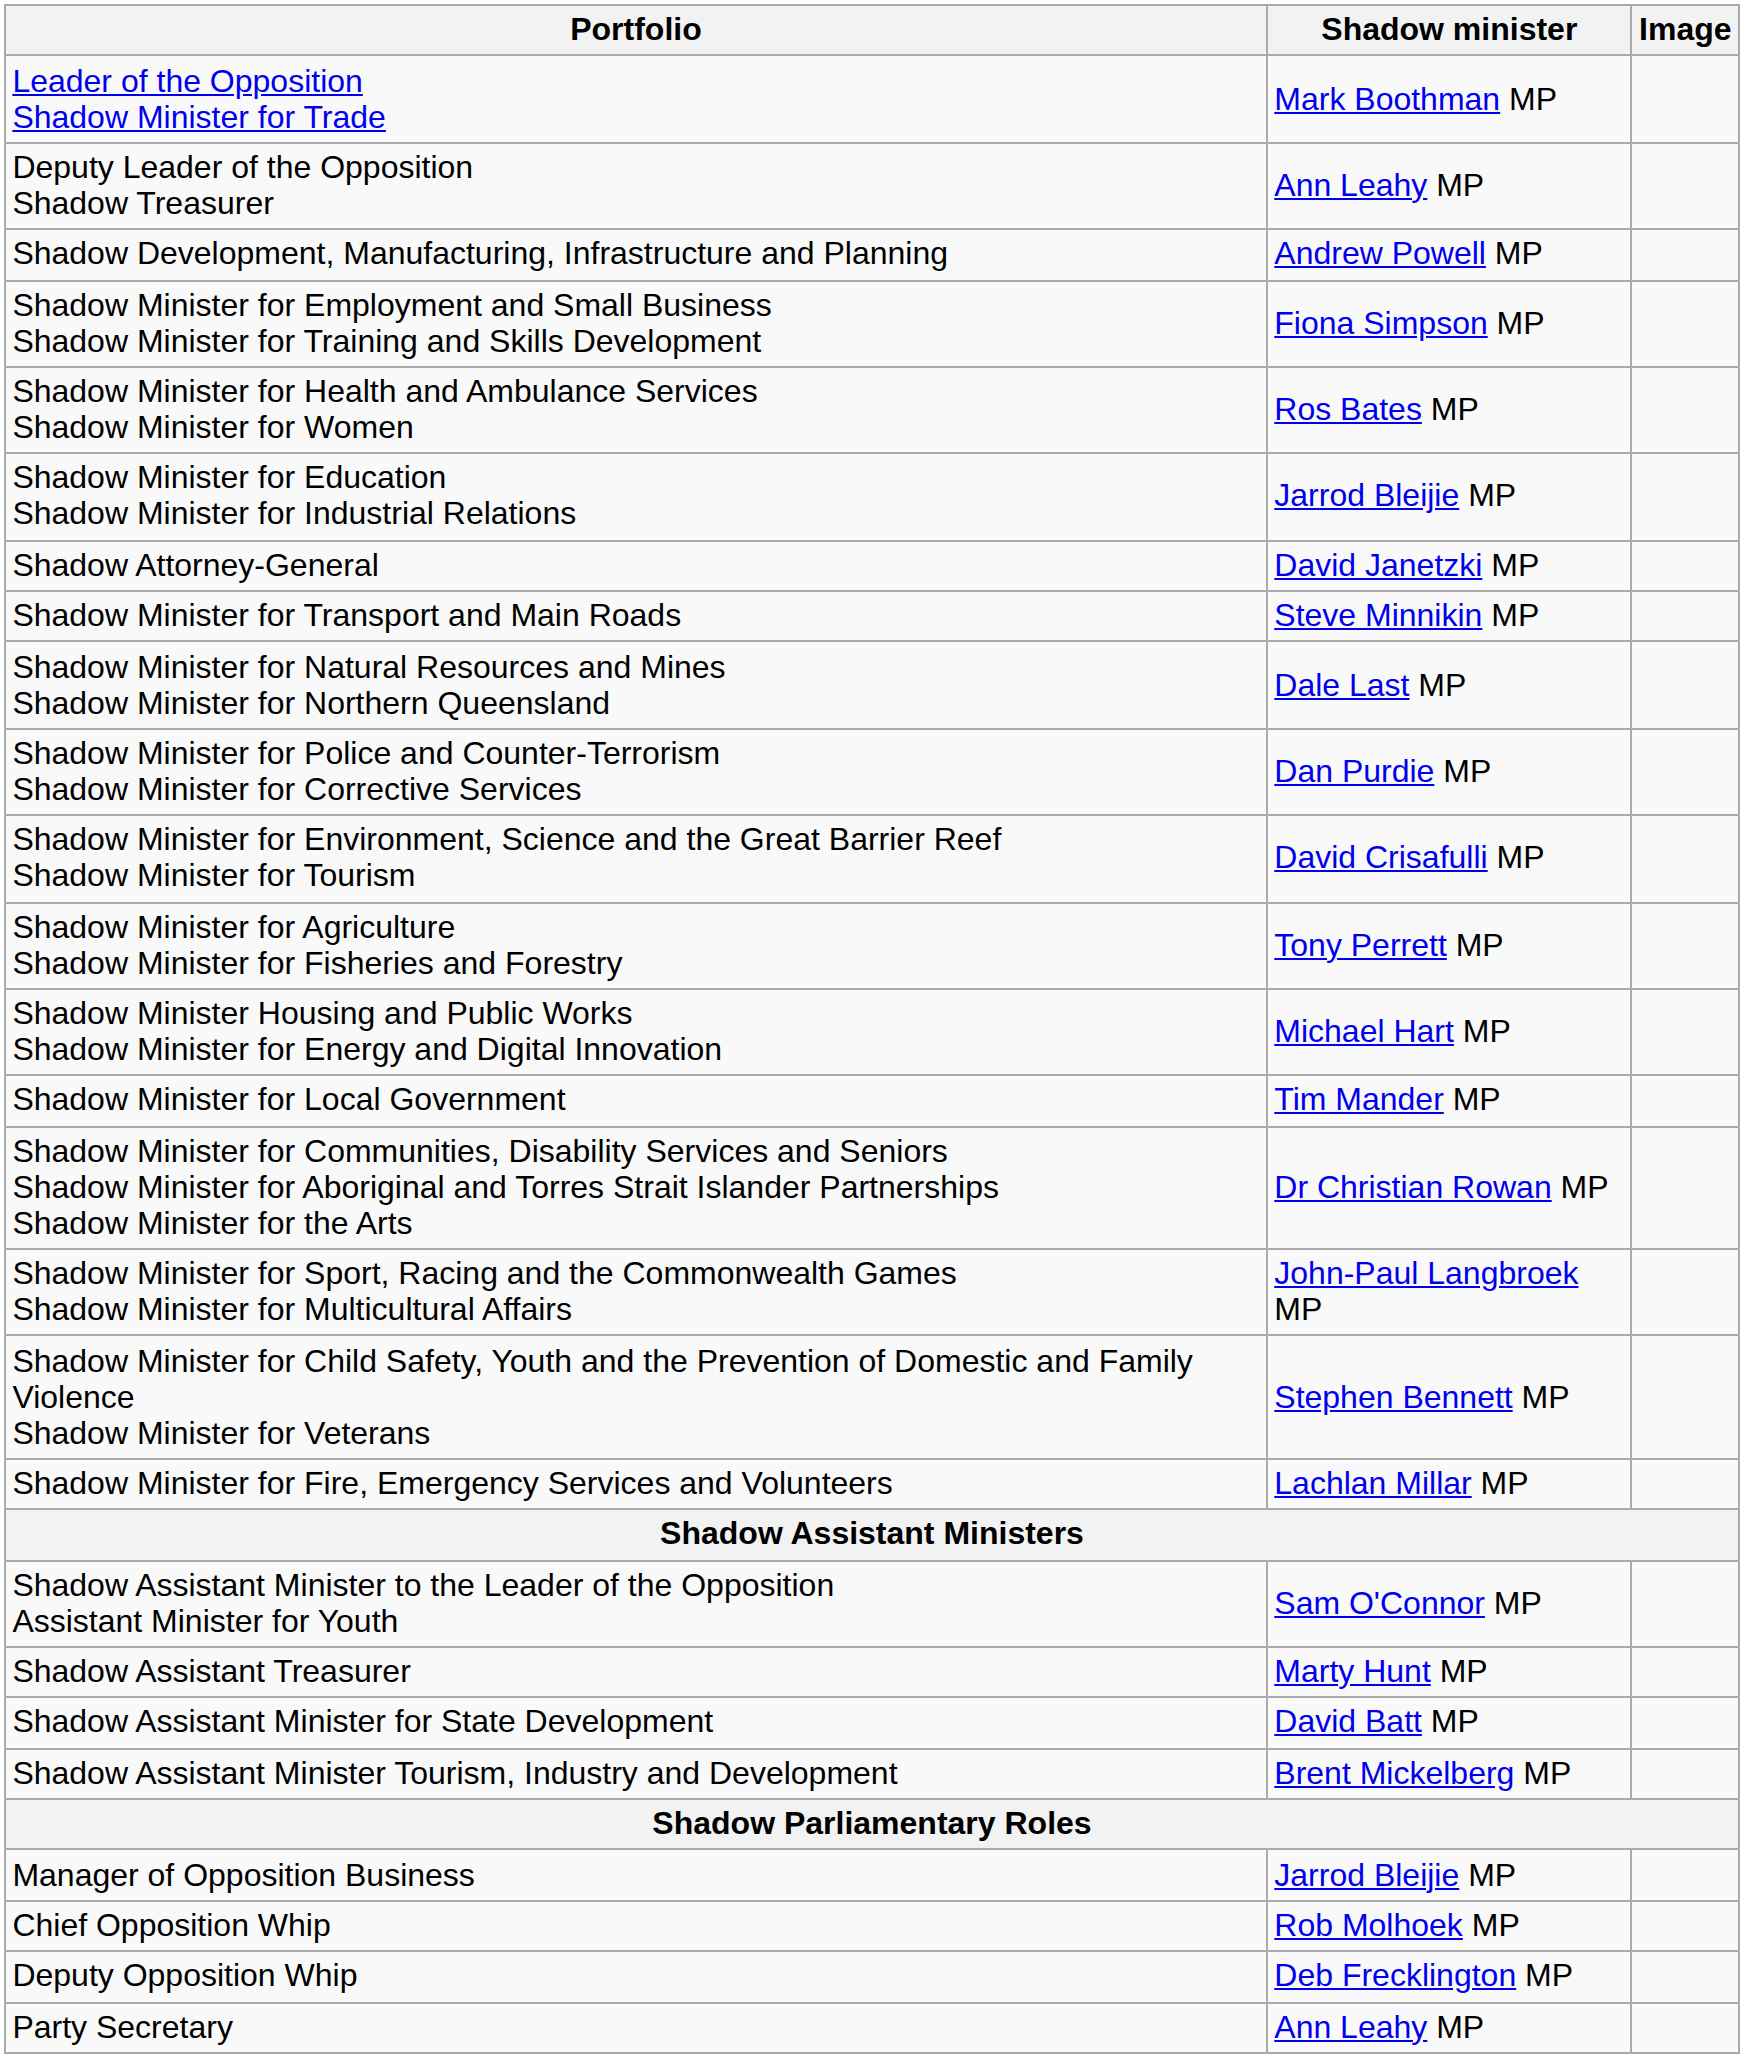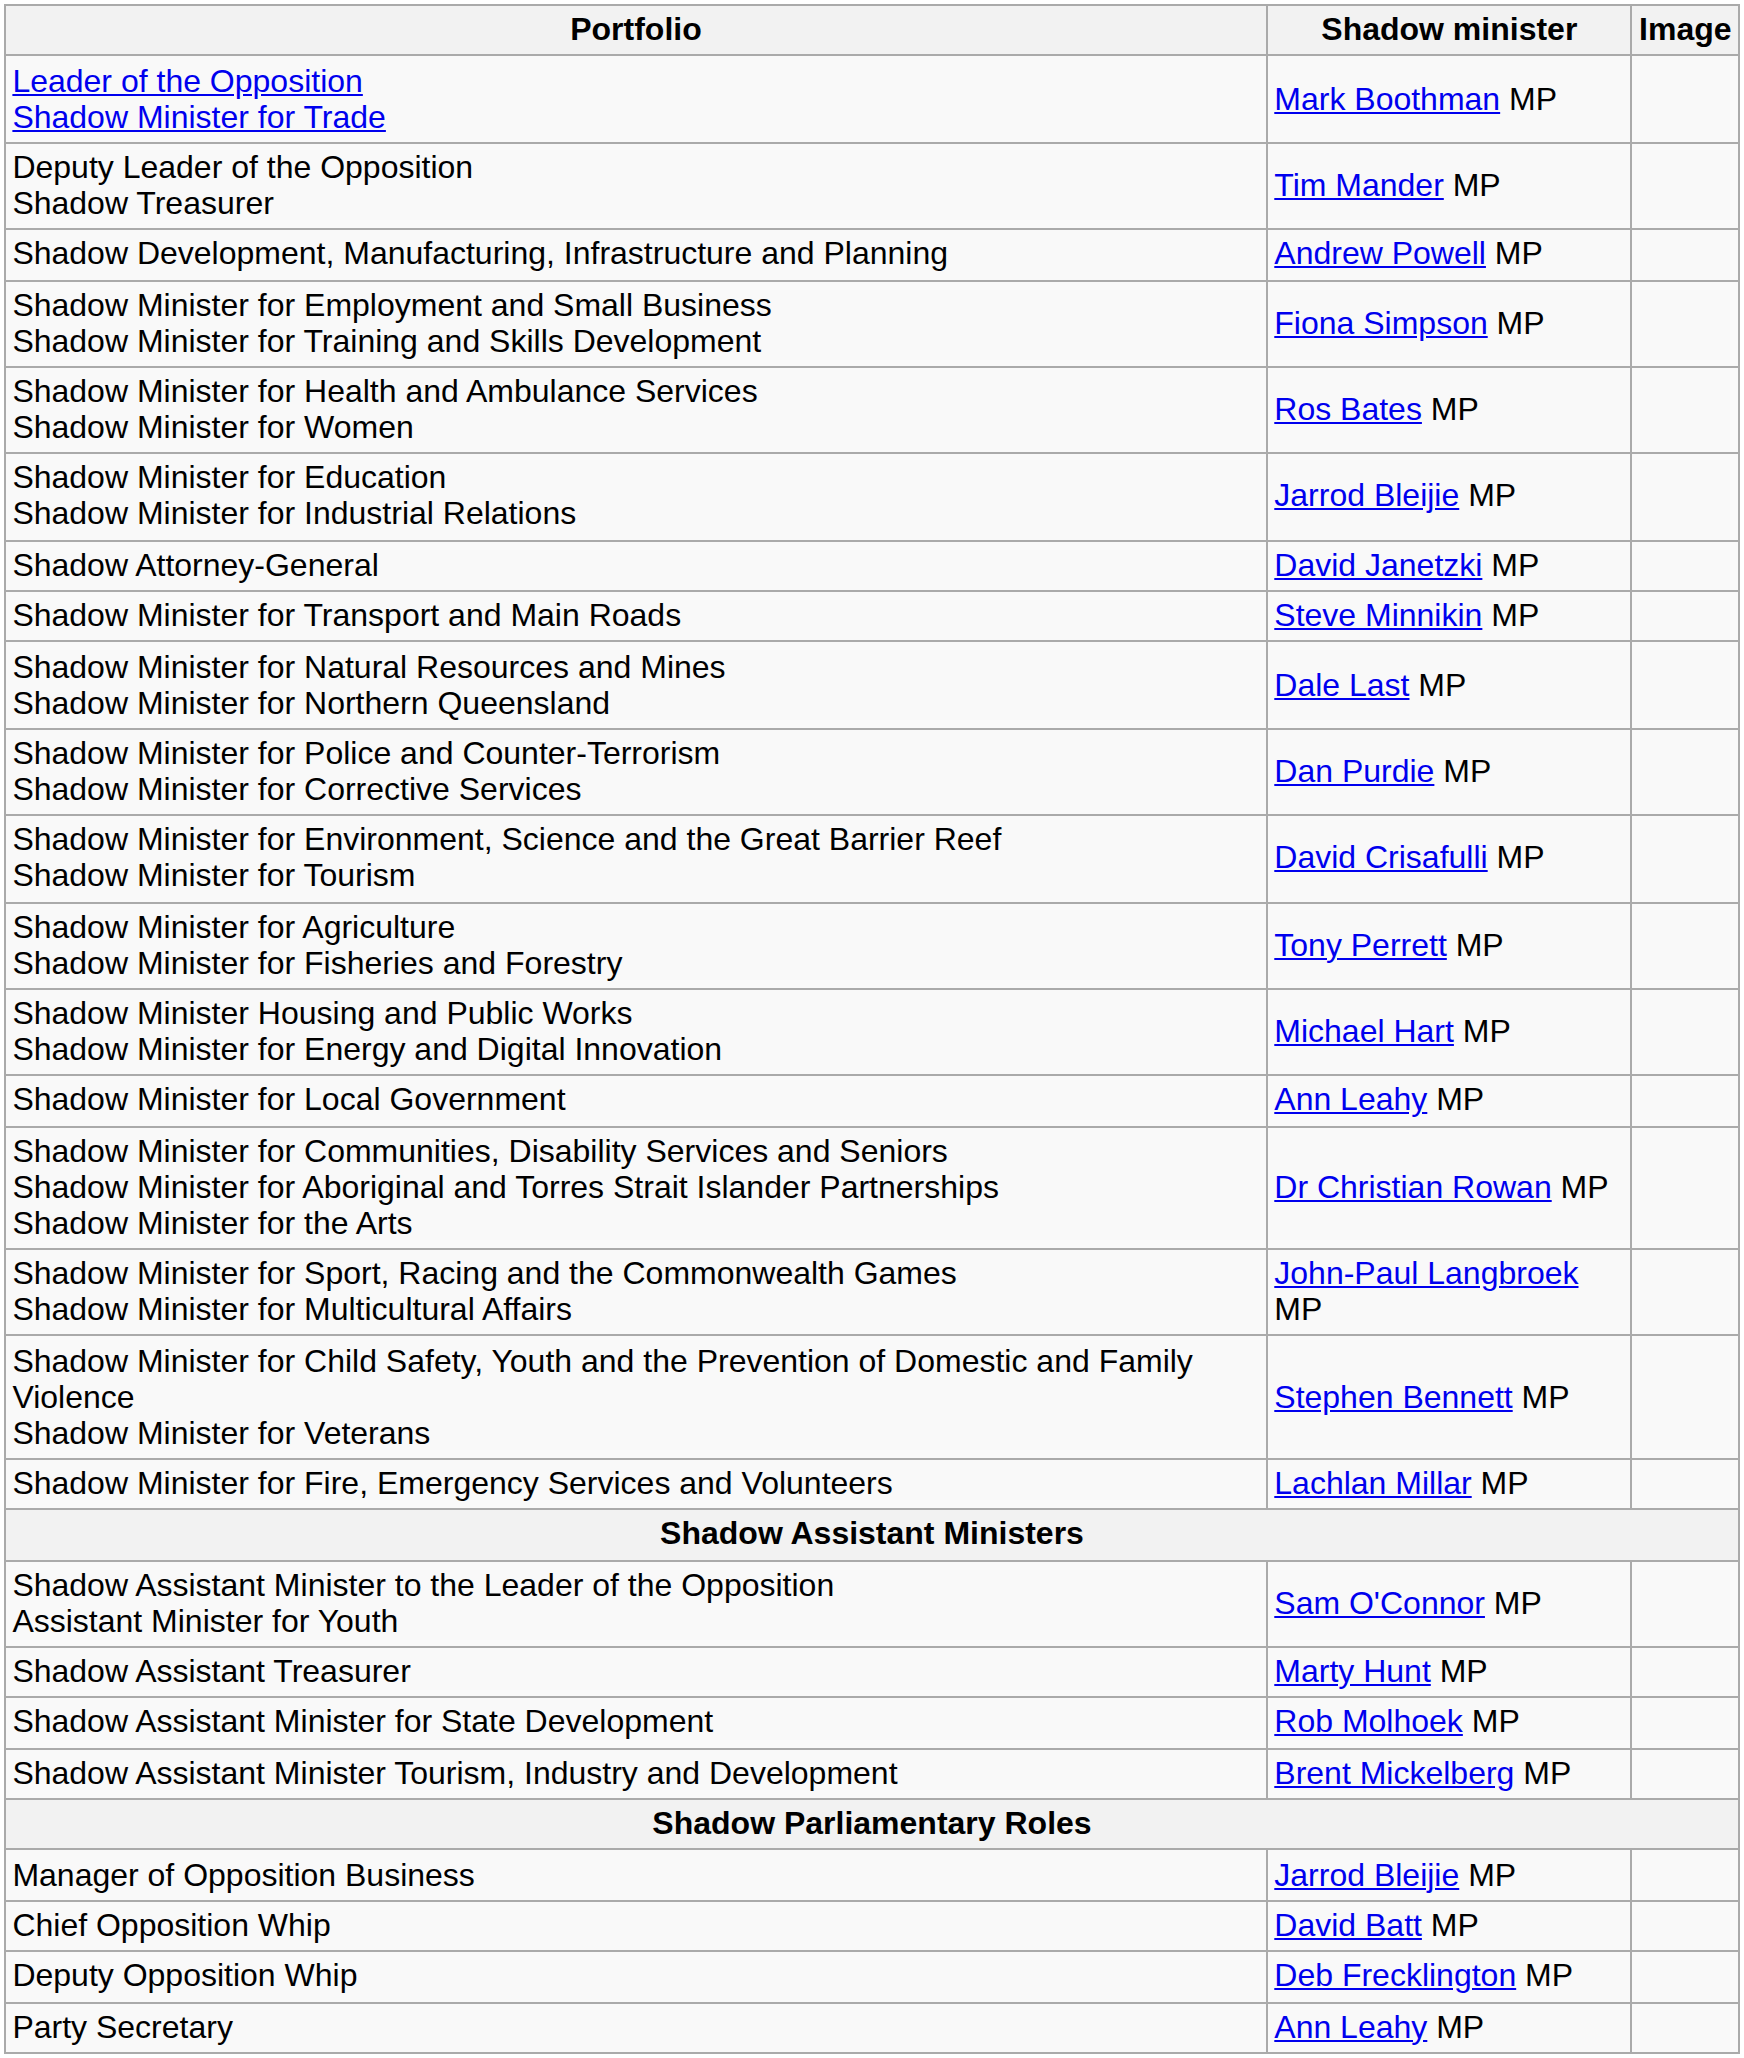(1379, 185) Ann Leahy MP -> (1388, 185) Tim Mander MP
(1388, 1100) Tim Mander MP -> (1379, 1100) Ann Leahy MP
(1377, 1722) David Batt MP -> (1397, 1722) Rob Molhoek MP
(1397, 1925) Rob Molhoek MP -> (1377, 1925) David Batt MP
